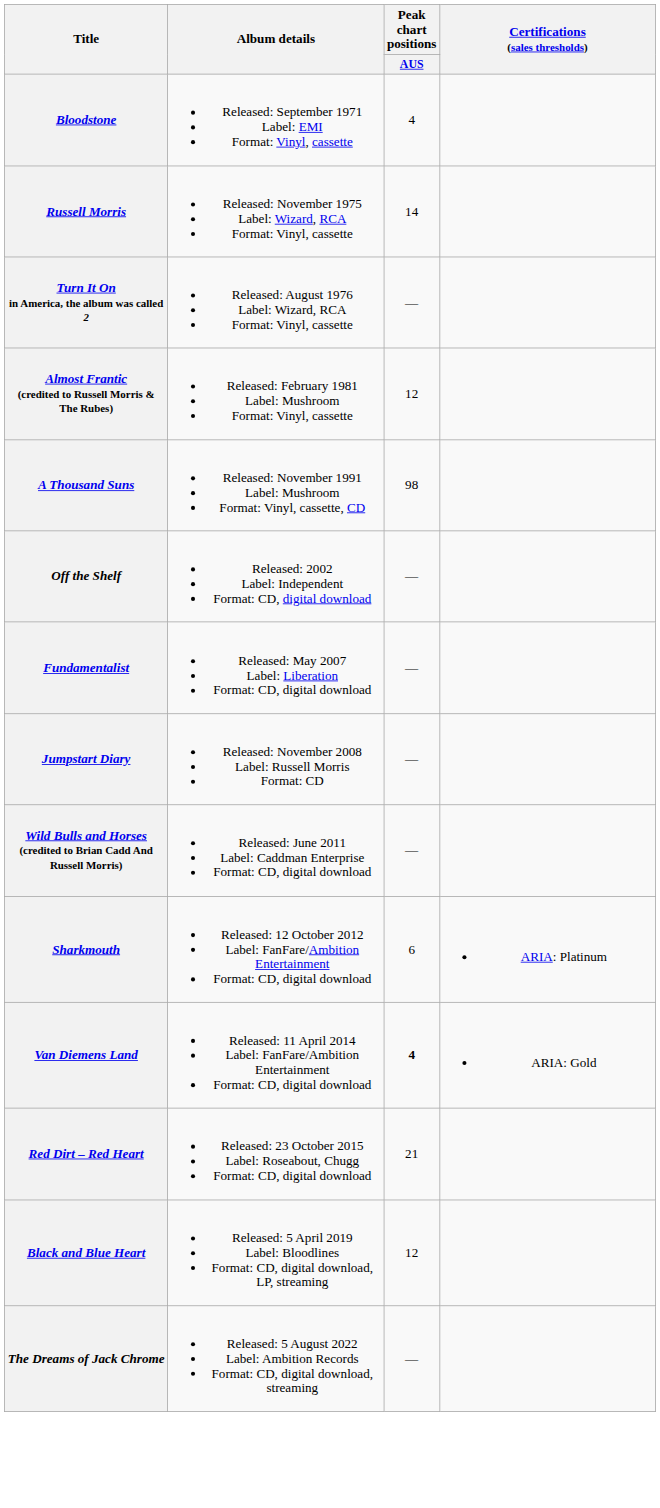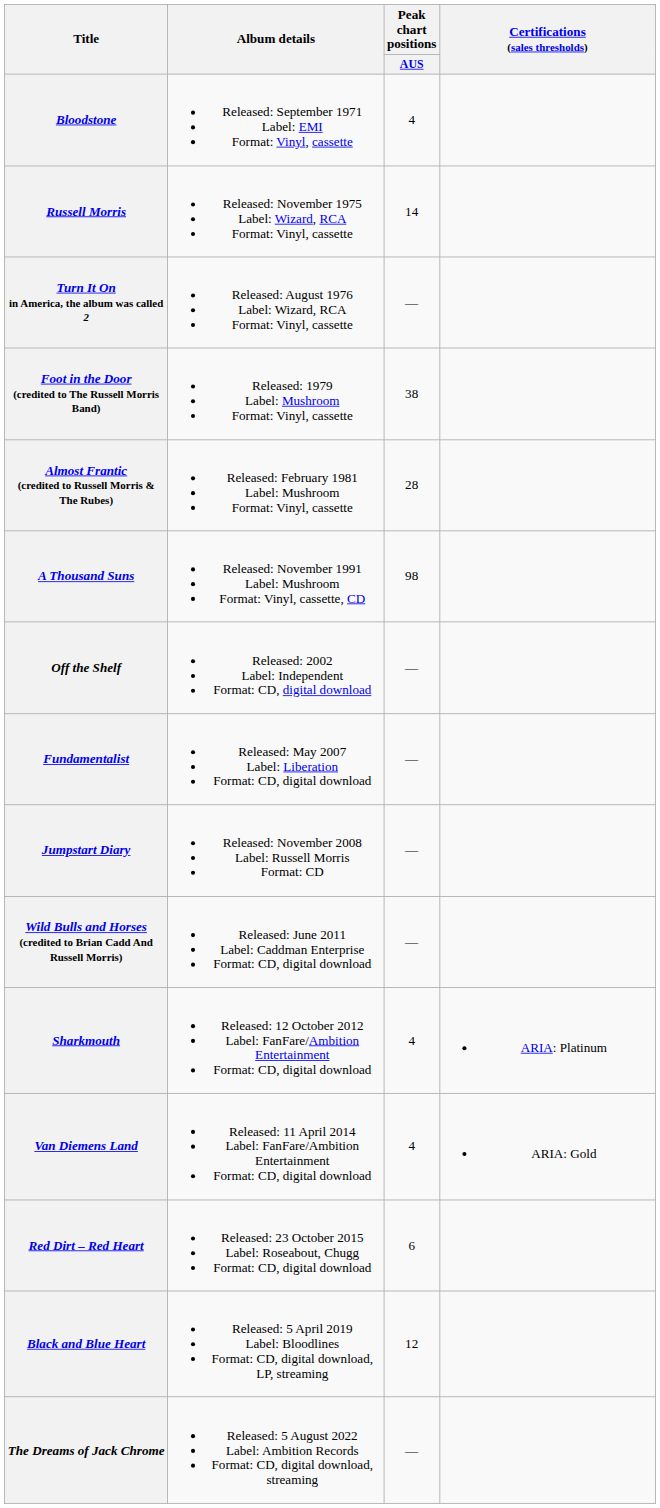+ row: (86, 393)
(412, 393) 12 -> (412, 485) 28
(412, 949) 6 -> (412, 1040) 4
(412, 1055) bold -> (412, 1146) normal
(412, 1154) 21 -> (412, 1245) 6
